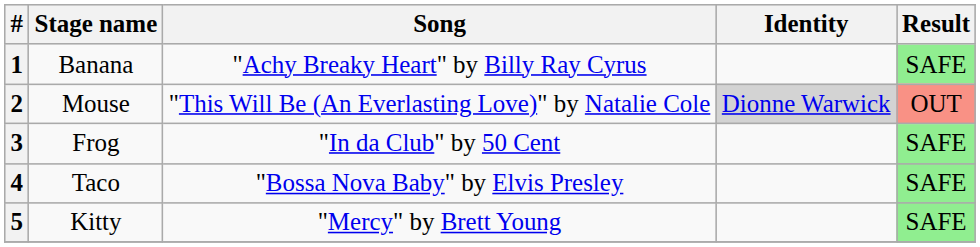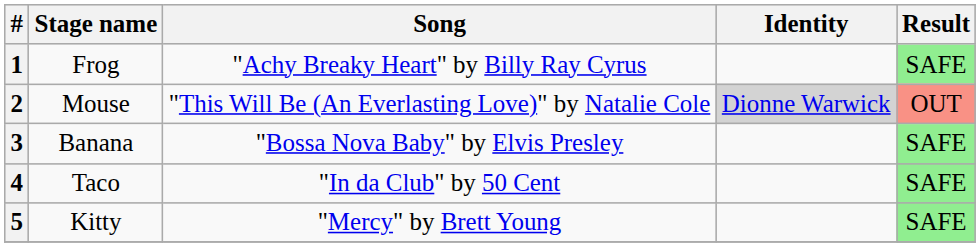(96, 63) Banana -> (96, 63) Frog
(96, 143) Frog -> (96, 143) Banana
(440, 143) "In da Club" by 50 Cent -> (440, 143) "Bossa Nova Baby" by Elvis Presley
(440, 182) "Bossa Nova Baby" by Elvis Presley -> (440, 182) "In da Club" by 50 Cent
